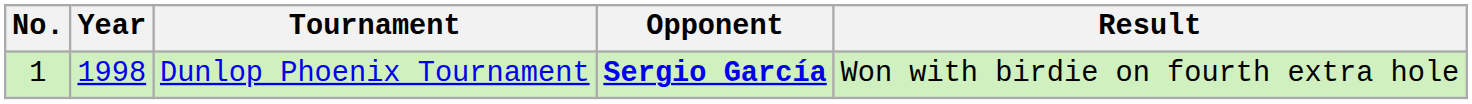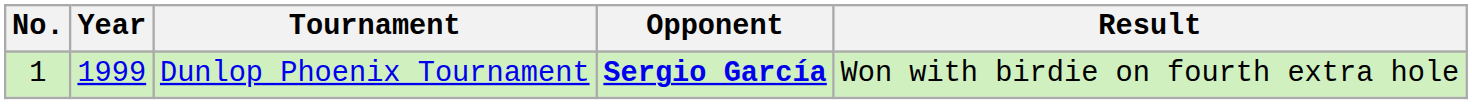(112, 75) 1998 -> (112, 75) 1999
